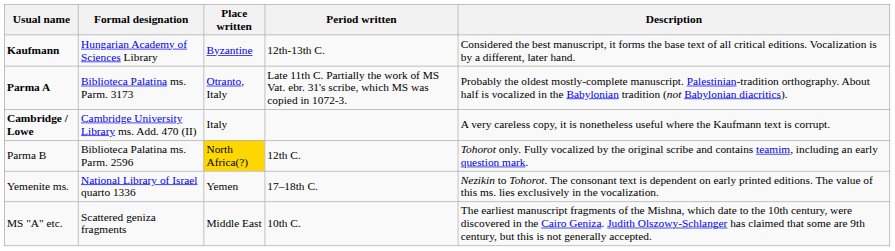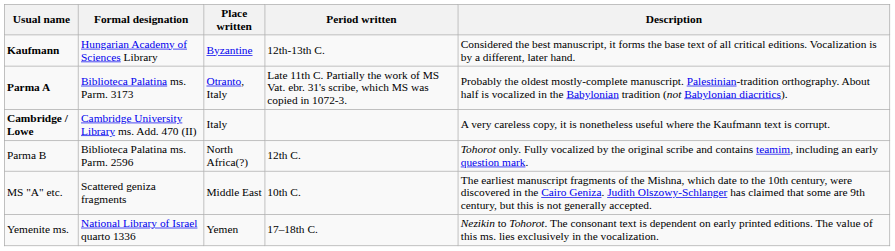(227, 155) gold background -> (227, 155) no background
rows swapped: (35, 223) <-> (38, 186)
